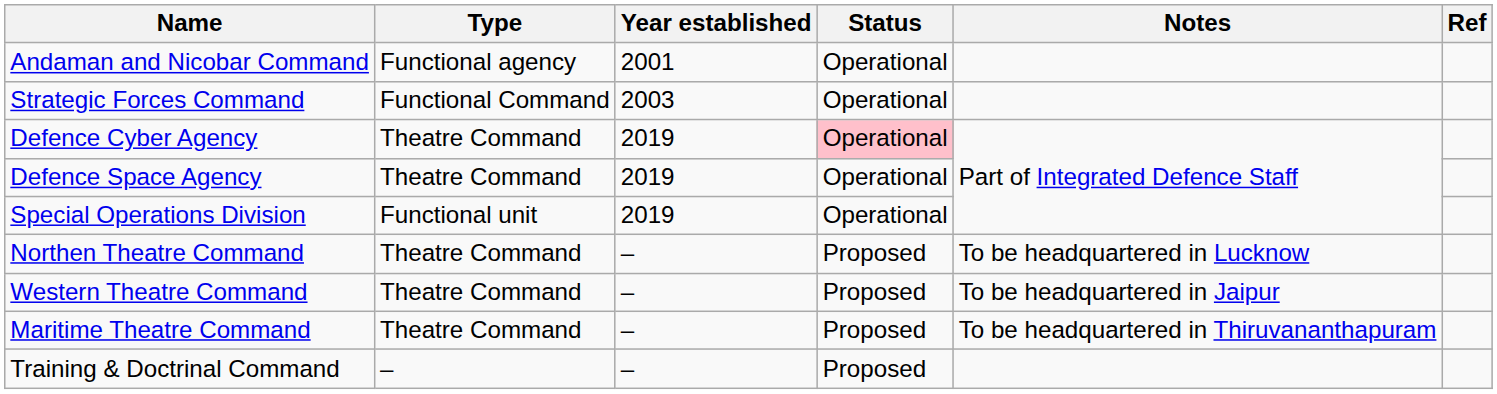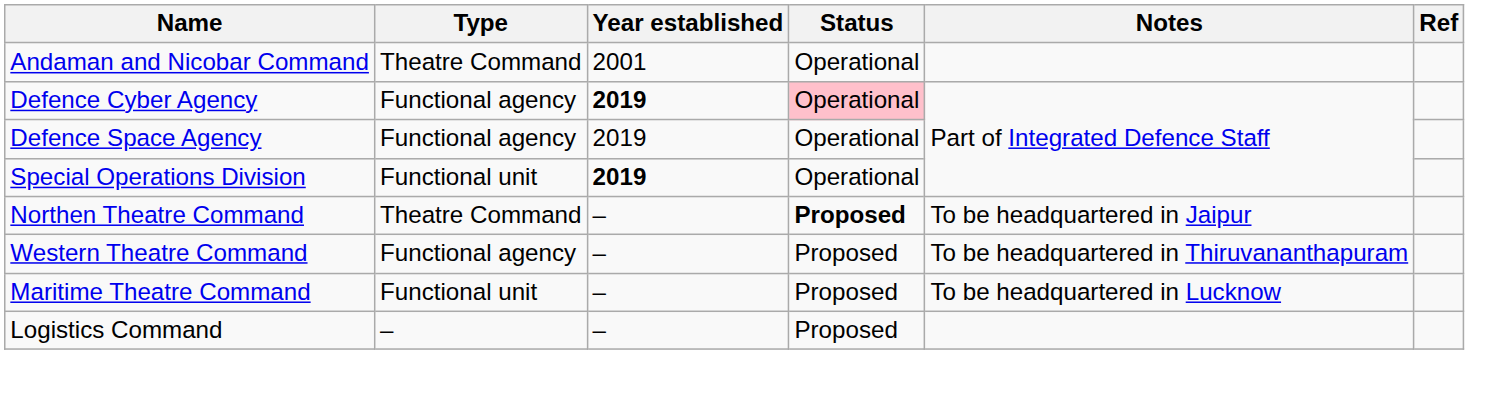(478, 61) Functional agency -> (481, 61) Theatre Command
- row: (157, 100)
(481, 138) Theatre Command -> (478, 100) Functional agency
(648, 138) normal -> (619, 100) bold
(481, 176) Theatre Command -> (478, 138) Functional agency
(648, 215) normal -> (619, 176) bold
(874, 253) normal -> (850, 215) bold
(1134, 253) To be headquartered in Lucknow -> (1091, 215) To be headquartered in Jaipur
(481, 291) Theatre Command -> (478, 253) Functional agency
(1119, 291) To be headquartered in Jaipur -> (1169, 253) To be headquartered in Thiruvananthapuram
(481, 330) Theatre Command -> (459, 291) Functional unit
(1198, 330) To be headquartered in Thiruvananthapuram -> (1106, 291) To be headquartered in Lucknow
+ row: (116, 330)
- row: (175, 368)
